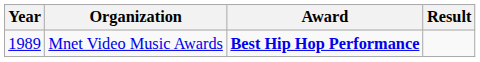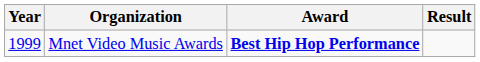(25, 43) 1989 -> (25, 43) 1999
